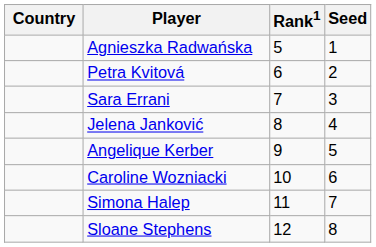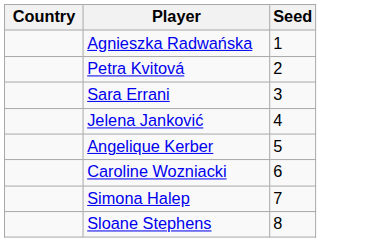- column: (297, 19)
